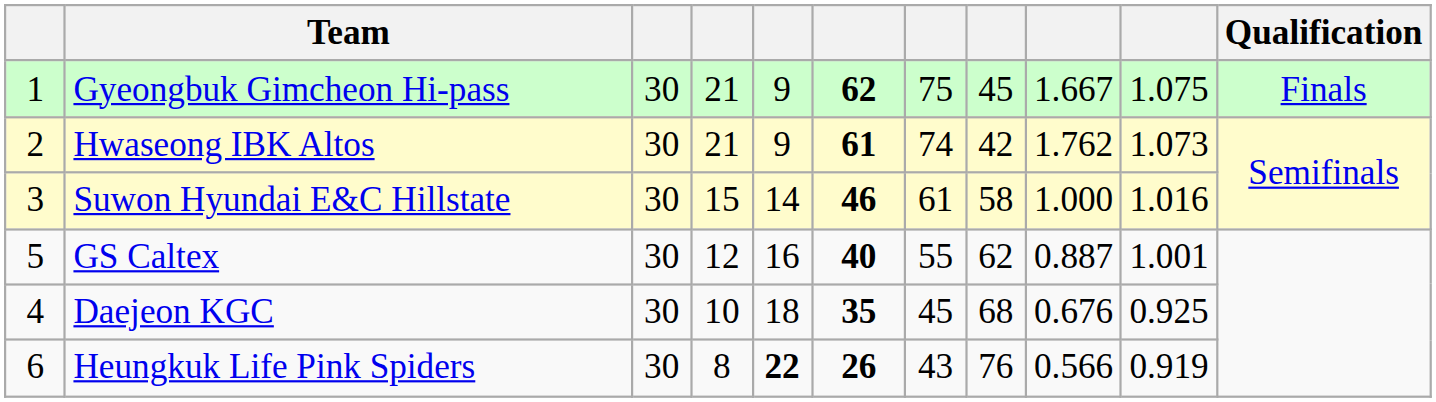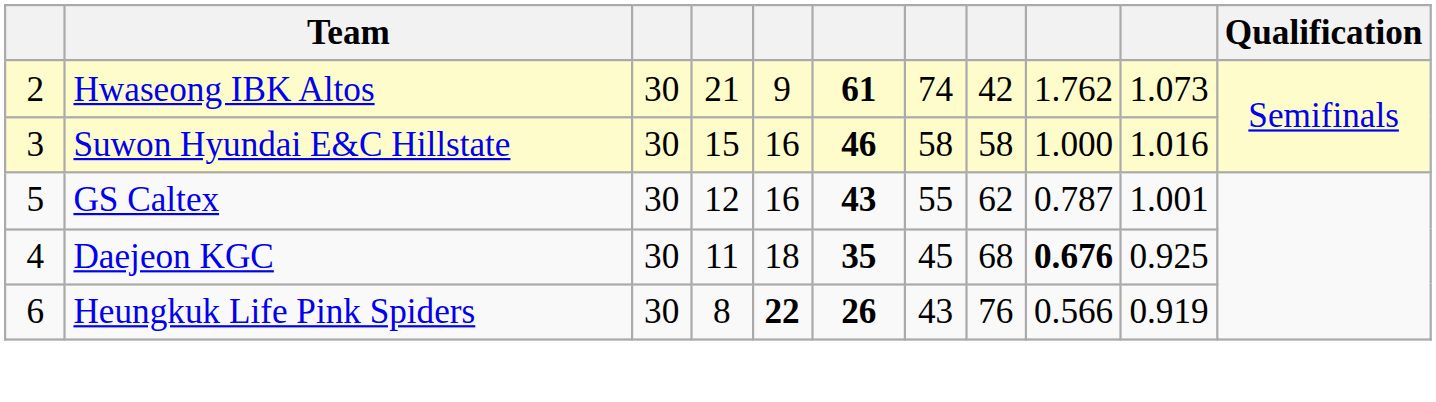- row: (291, 88)
(782, 199) 14 -> (782, 144) 16
(936, 199) 61 -> (936, 144) 58
(859, 255) 40 -> (859, 199) 43
(1074, 255) 0.887 -> (1074, 199) 0.787
(722, 311) 10 -> (722, 255) 11
(1074, 311) normal -> (1074, 255) bold
